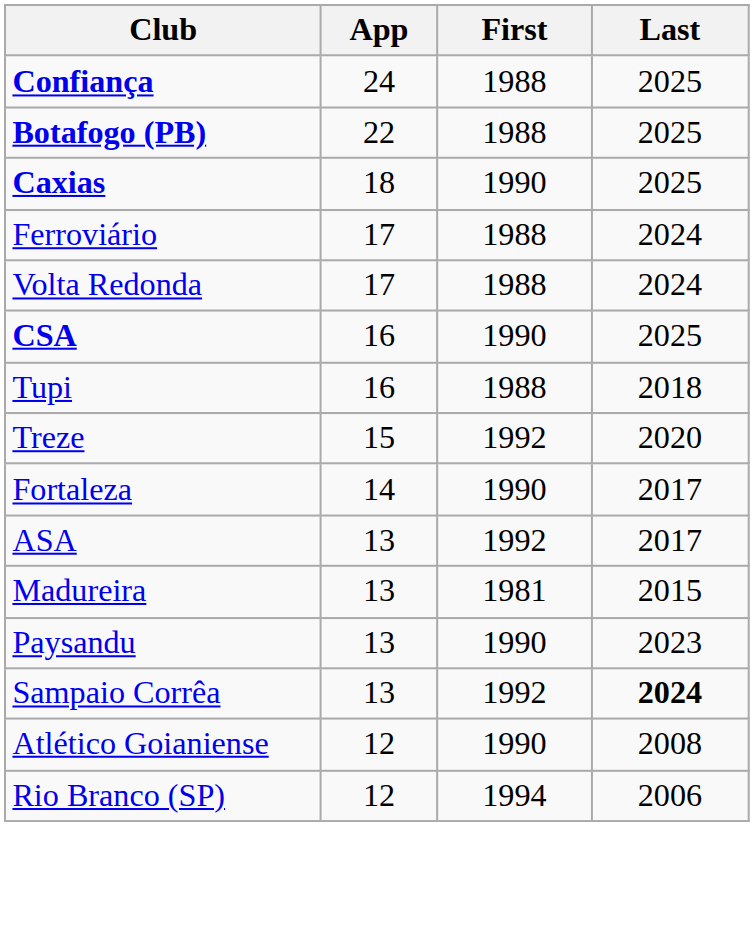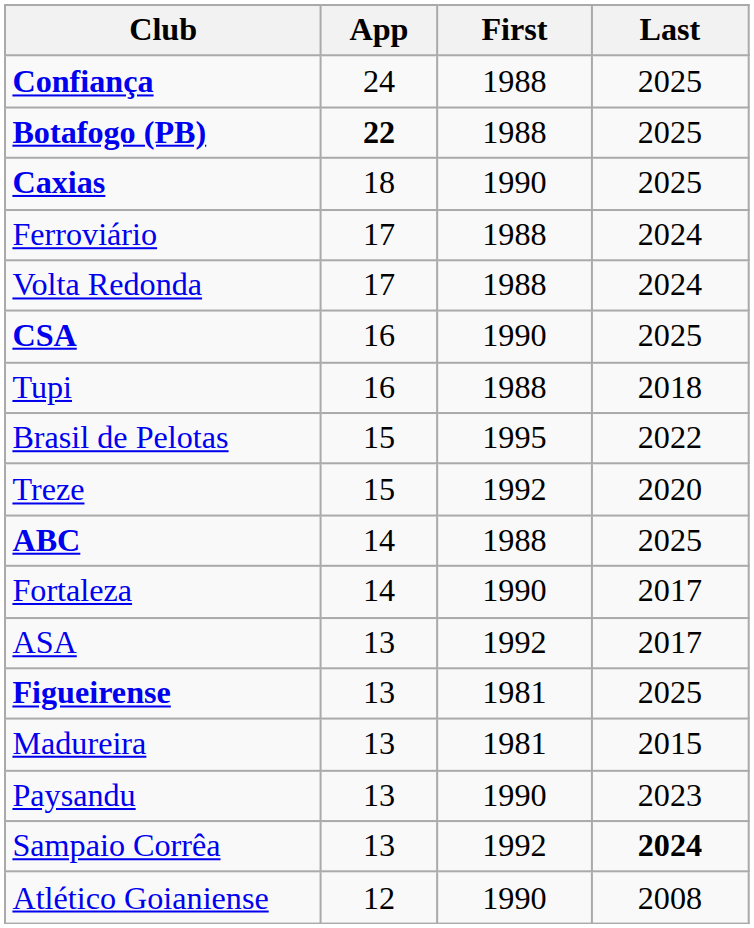(379, 132) normal -> (379, 132) bold
+ row: (121, 438)
+ row: (46, 540)
+ row: (92, 693)
- row: (119, 795)
